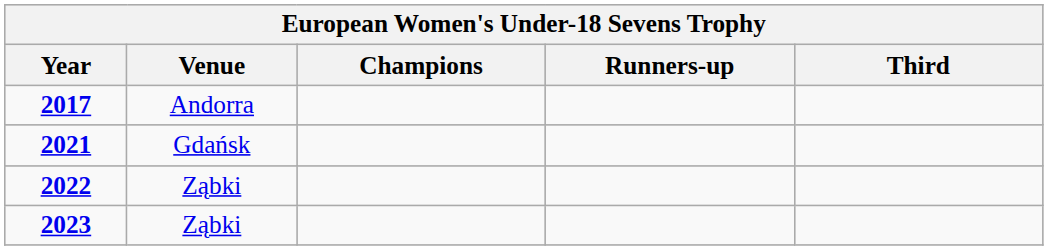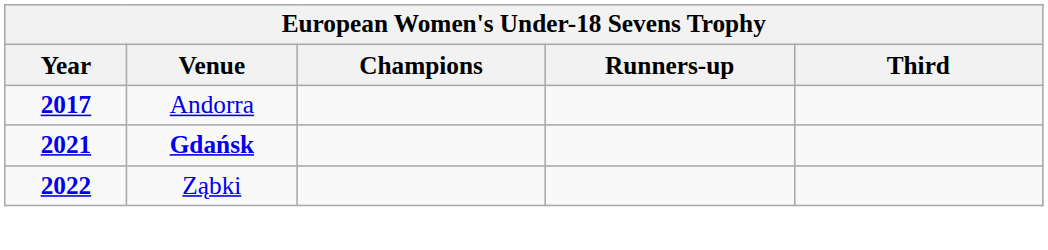(212, 144) normal -> (212, 144) bold
- row: (66, 225)
